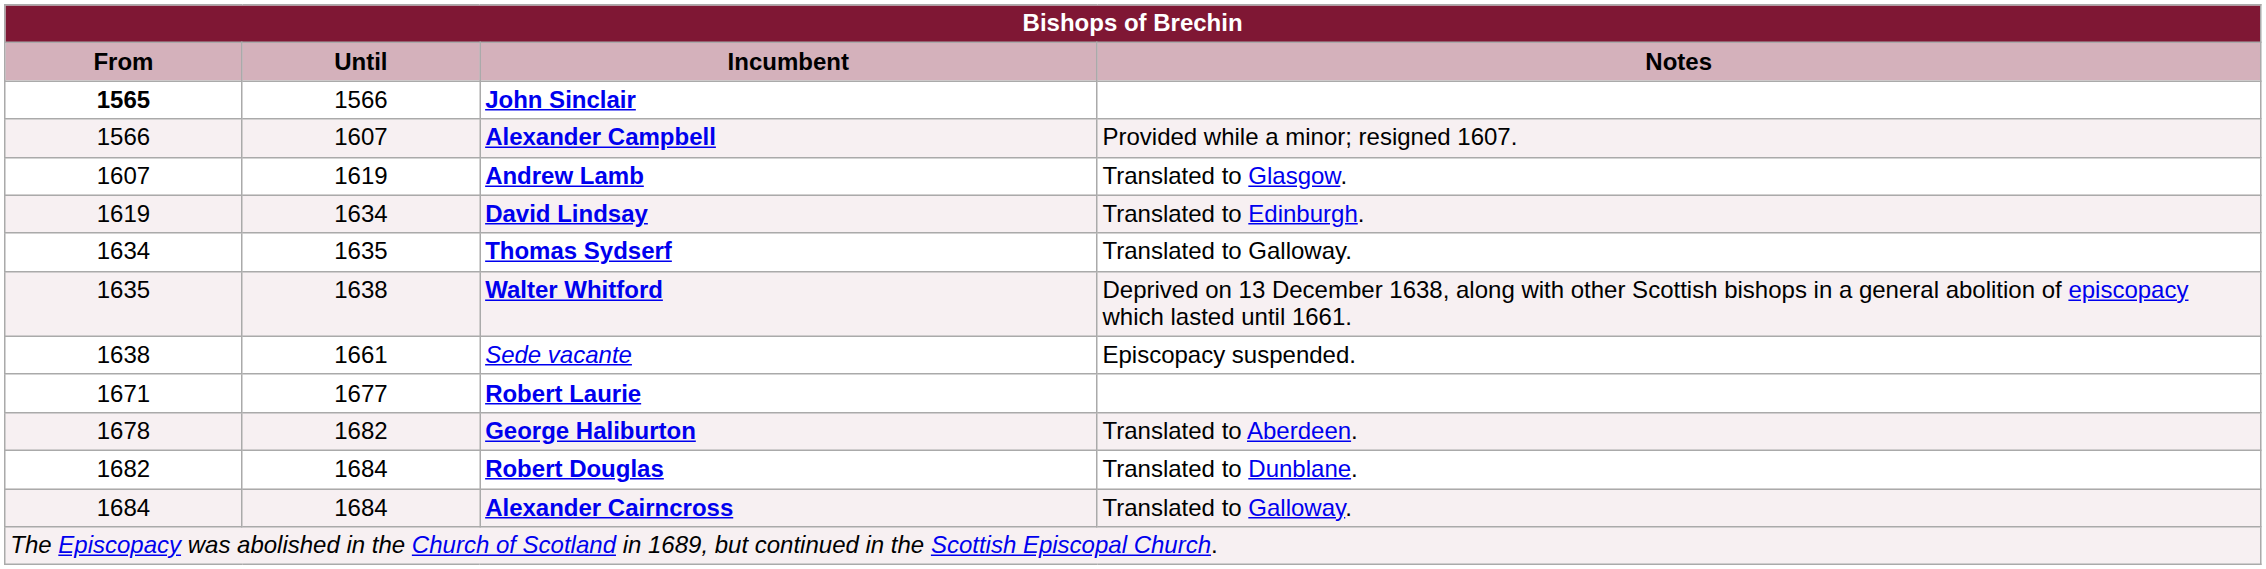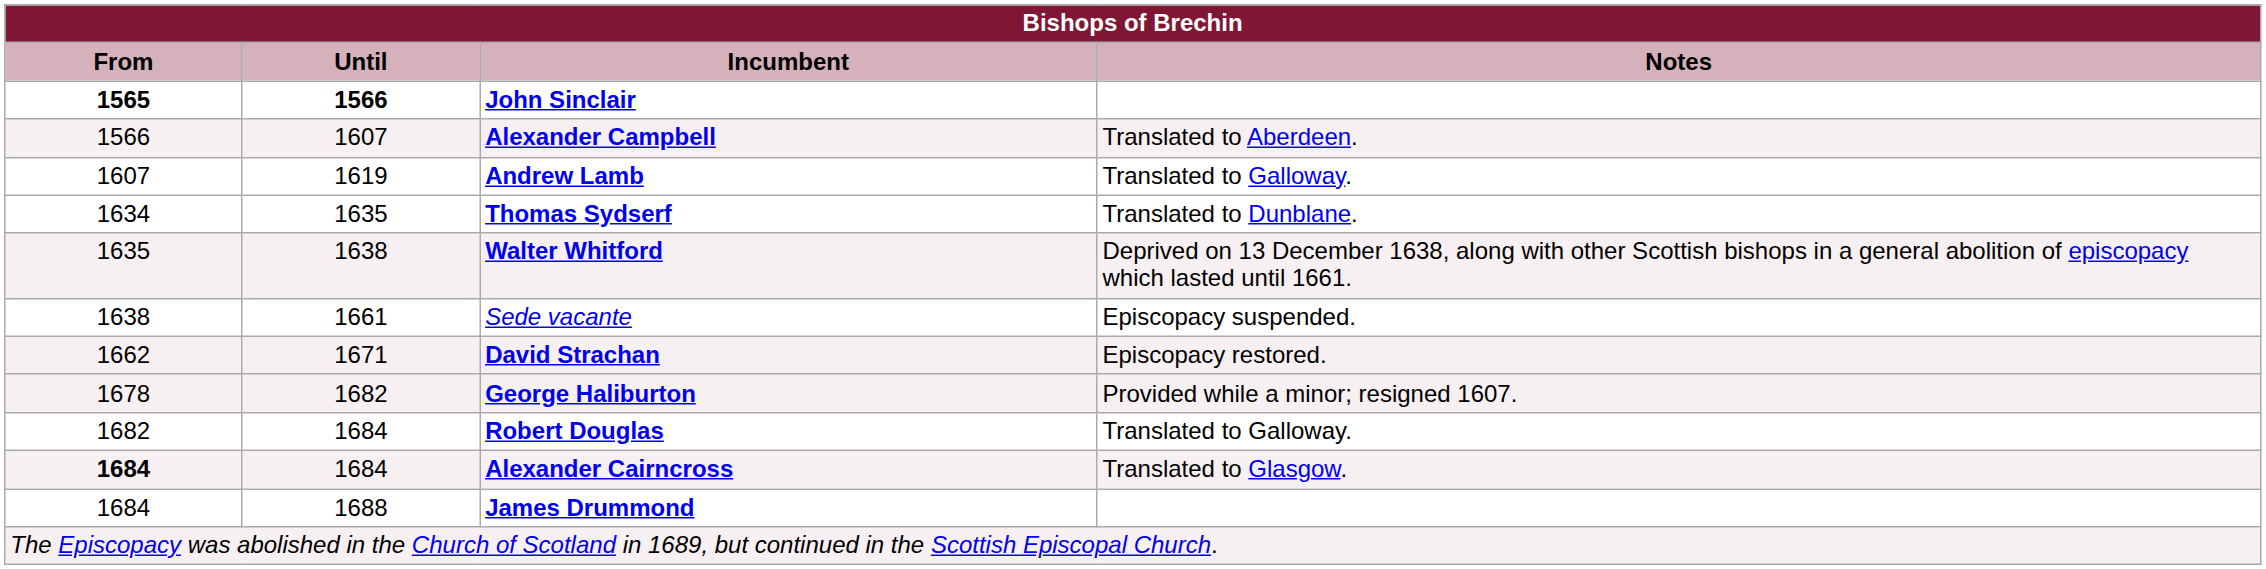(361, 99) normal -> (361, 99) bold
(1310, 137) Provided while a minor; resigned 1607. -> (1230, 137) Translated to Aberdeen.
(1225, 175) Translated to Glasgow. -> (1227, 175) Translated to Galloway.
- row: (566, 213)
(1227, 251) Translated to Galloway. -> (1230, 213) Translated to Dunblane.
+ row: (572, 355)
- row: (563, 393)
(1230, 431) Translated to Aberdeen. -> (1310, 393) Provided while a minor; resigned 1607.
(1230, 469) Translated to Dunblane. -> (1227, 431) Translated to Galloway.
(123, 507) normal -> (123, 469) bold
(1227, 507) Translated to Galloway. -> (1225, 469) Translated to Glasgow.
+ row: (590, 507)
